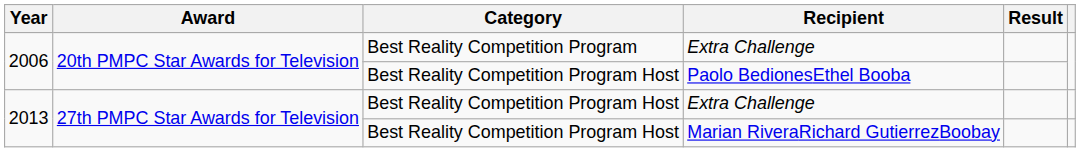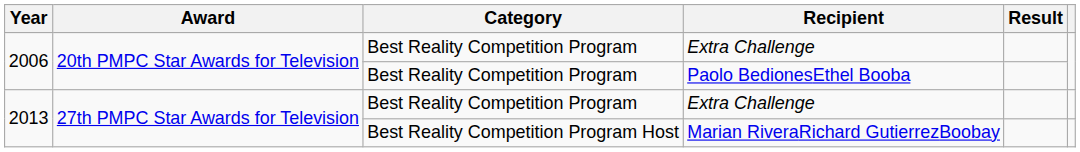(523, 75) Best Reality Competition Program Host -> (502, 75) Best Reality Competition Program
(523, 103) Best Reality Competition Program Host -> (502, 103) Best Reality Competition Program
